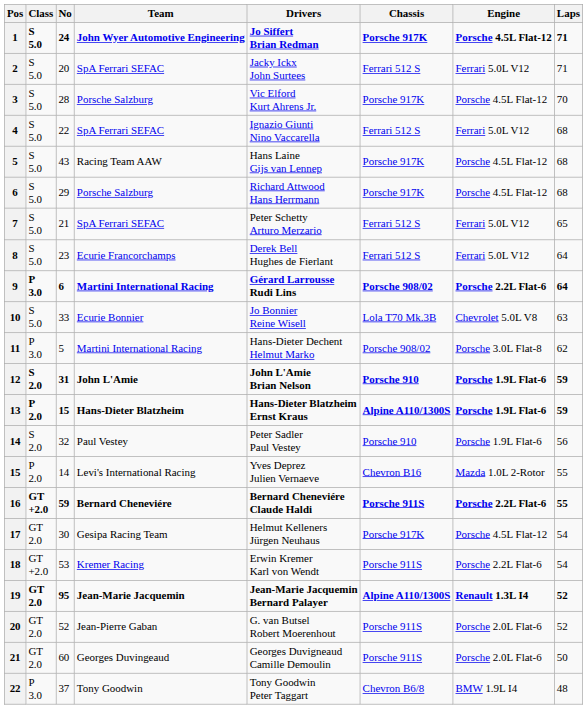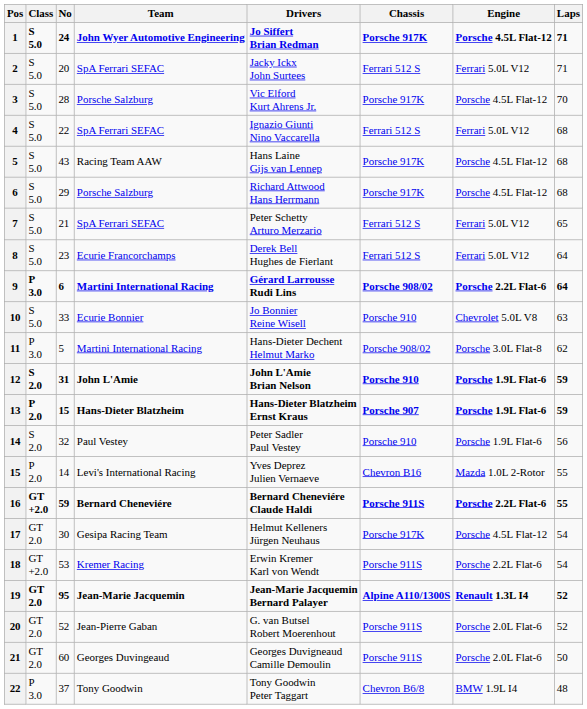(399, 317) Lola T70 Mk.3B -> (389, 317) Porsche 910
(407, 410) Alpine A110/1300S -> (391, 410) Porsche 907
